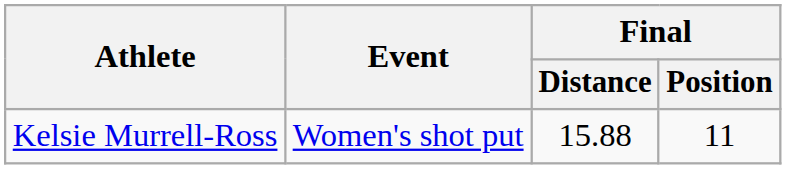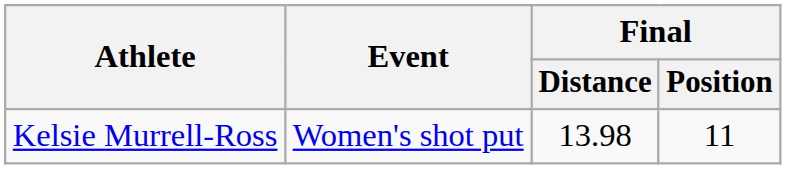(595, 136) 15.88 -> (595, 136) 13.98
